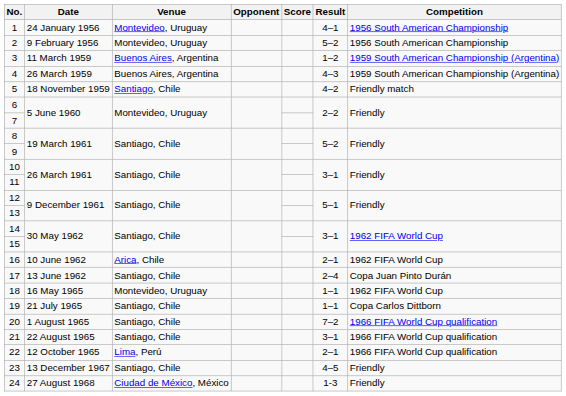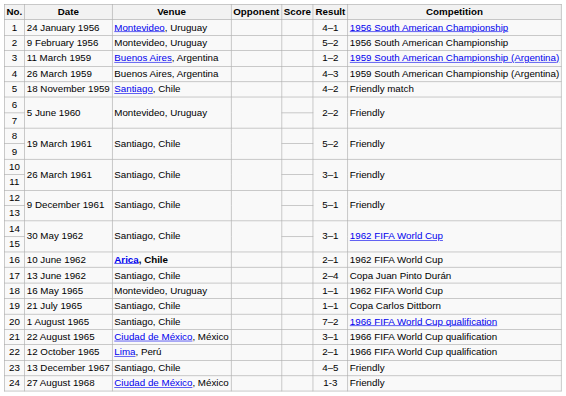(139, 259) normal -> (141, 259) bold
(147, 337) Santiago, Chile -> (172, 337) Ciudad de México, México
